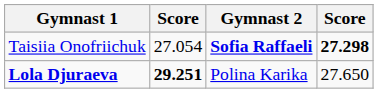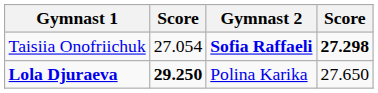(178, 74) 29.251 -> (178, 74) 29.250
